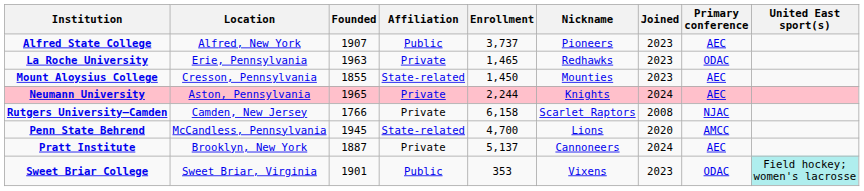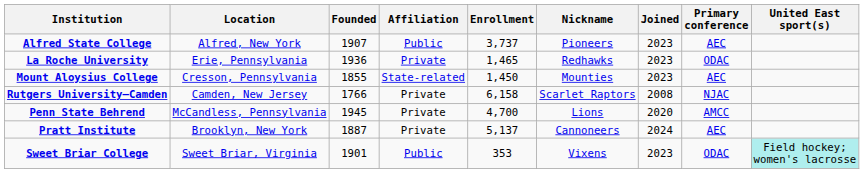(354, 60) 1963 -> (354, 60) 1936
- row: (87, 95)
(423, 130) State-related -> (423, 112) Private
